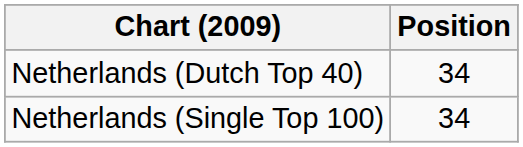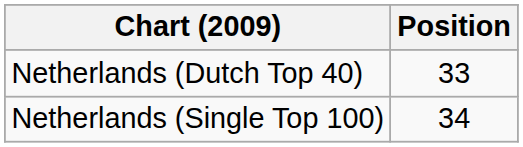(454, 73) 34 -> (454, 73) 33
